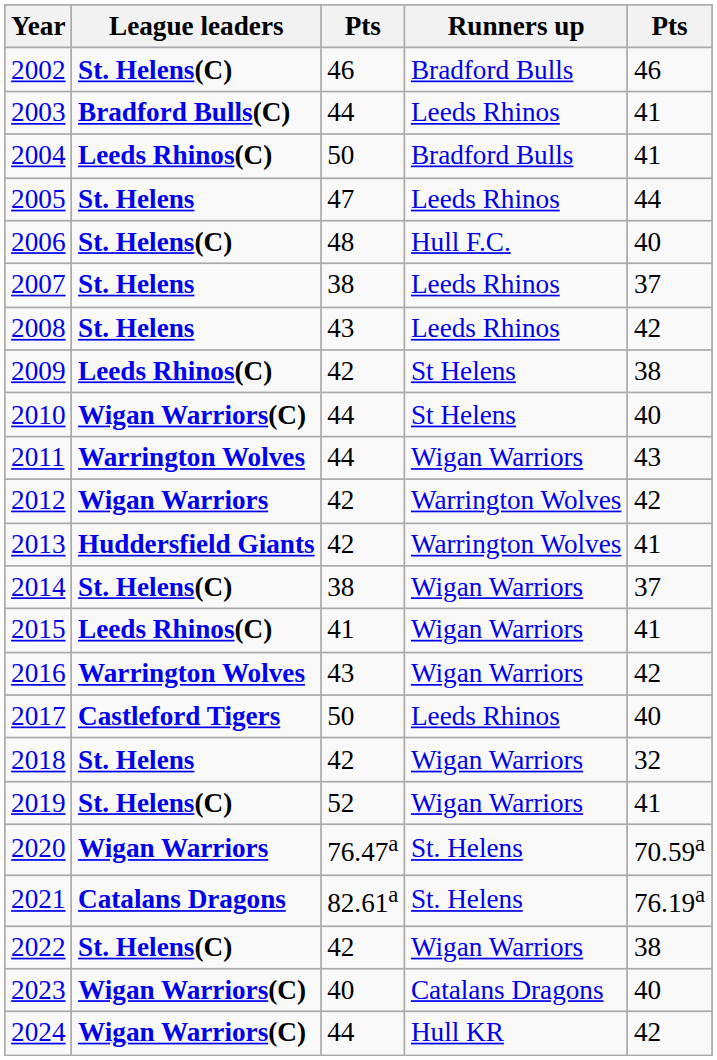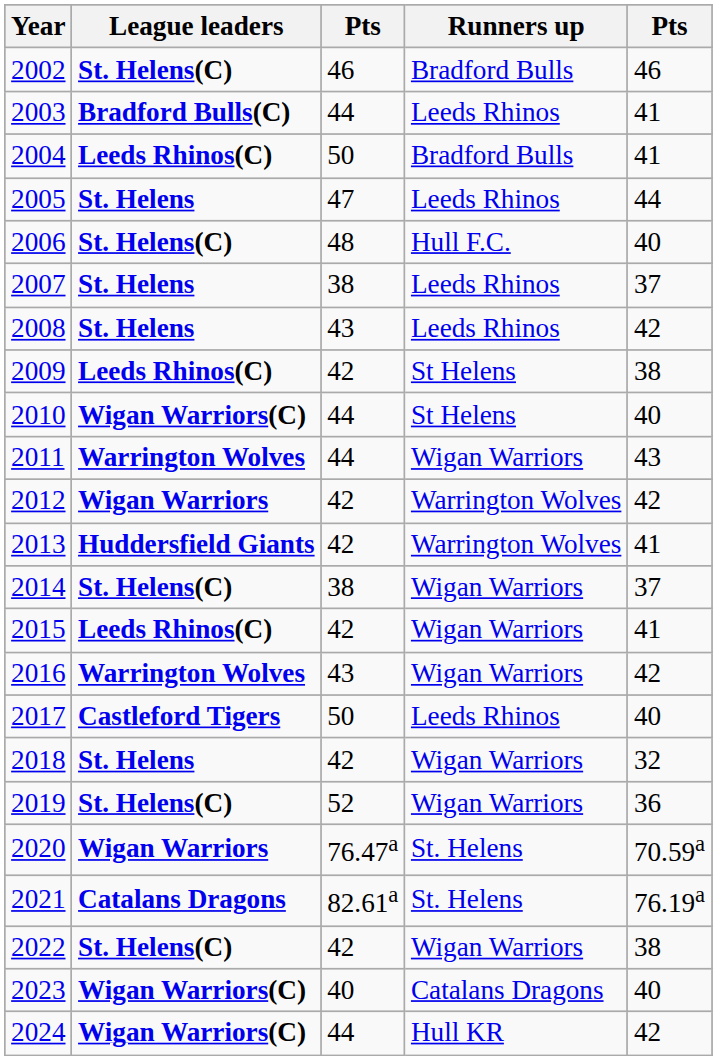(341, 629) 41 -> (341, 629) 42
(648, 802) 41 -> (648, 802) 36
